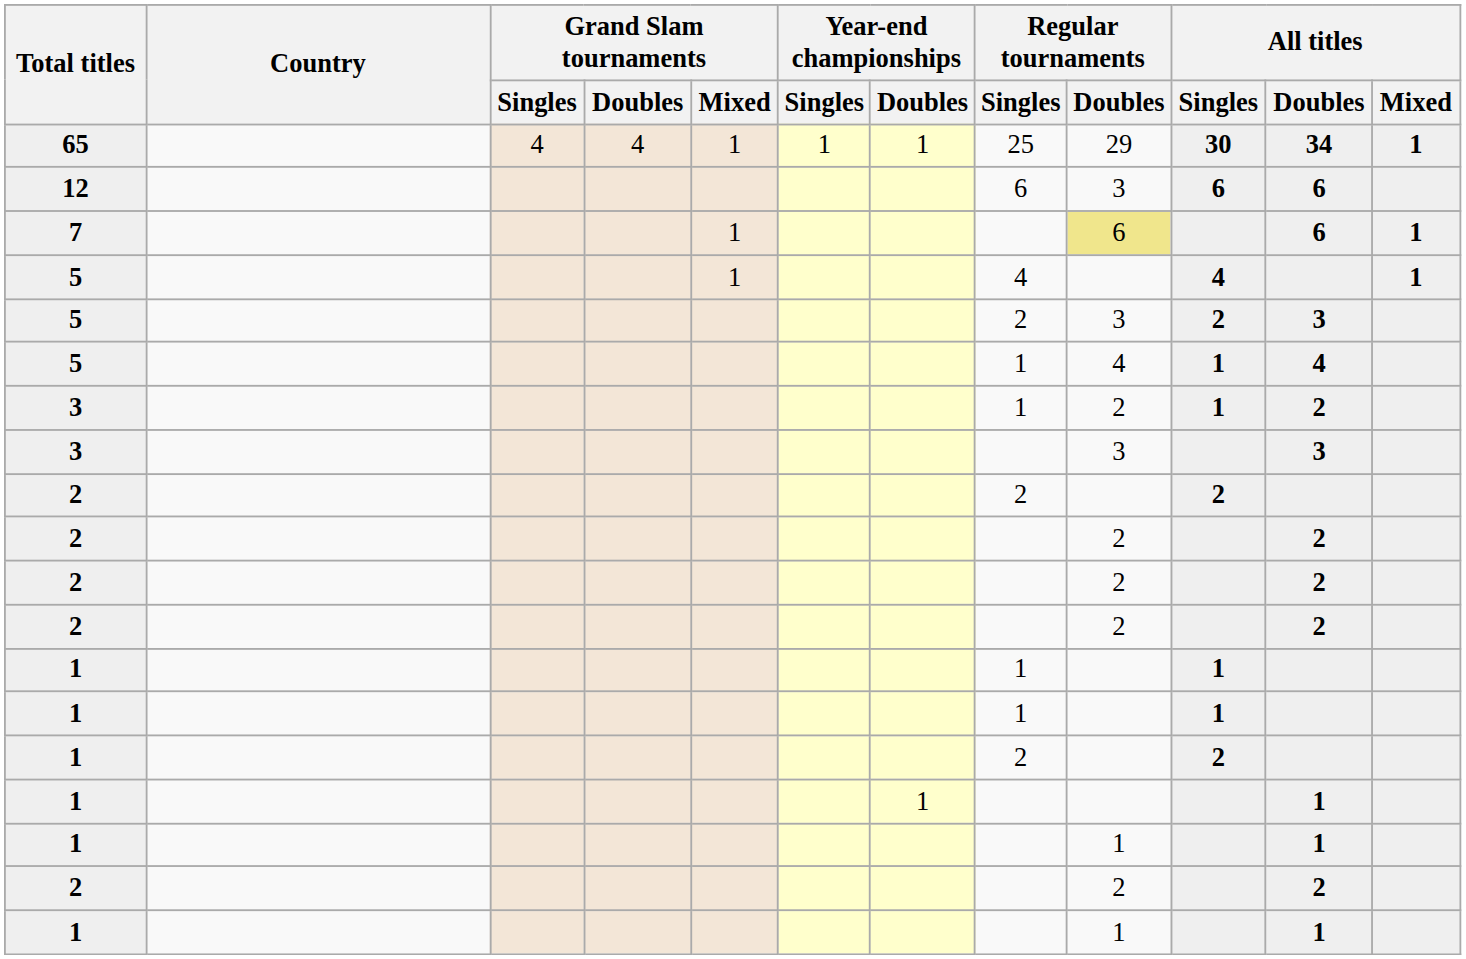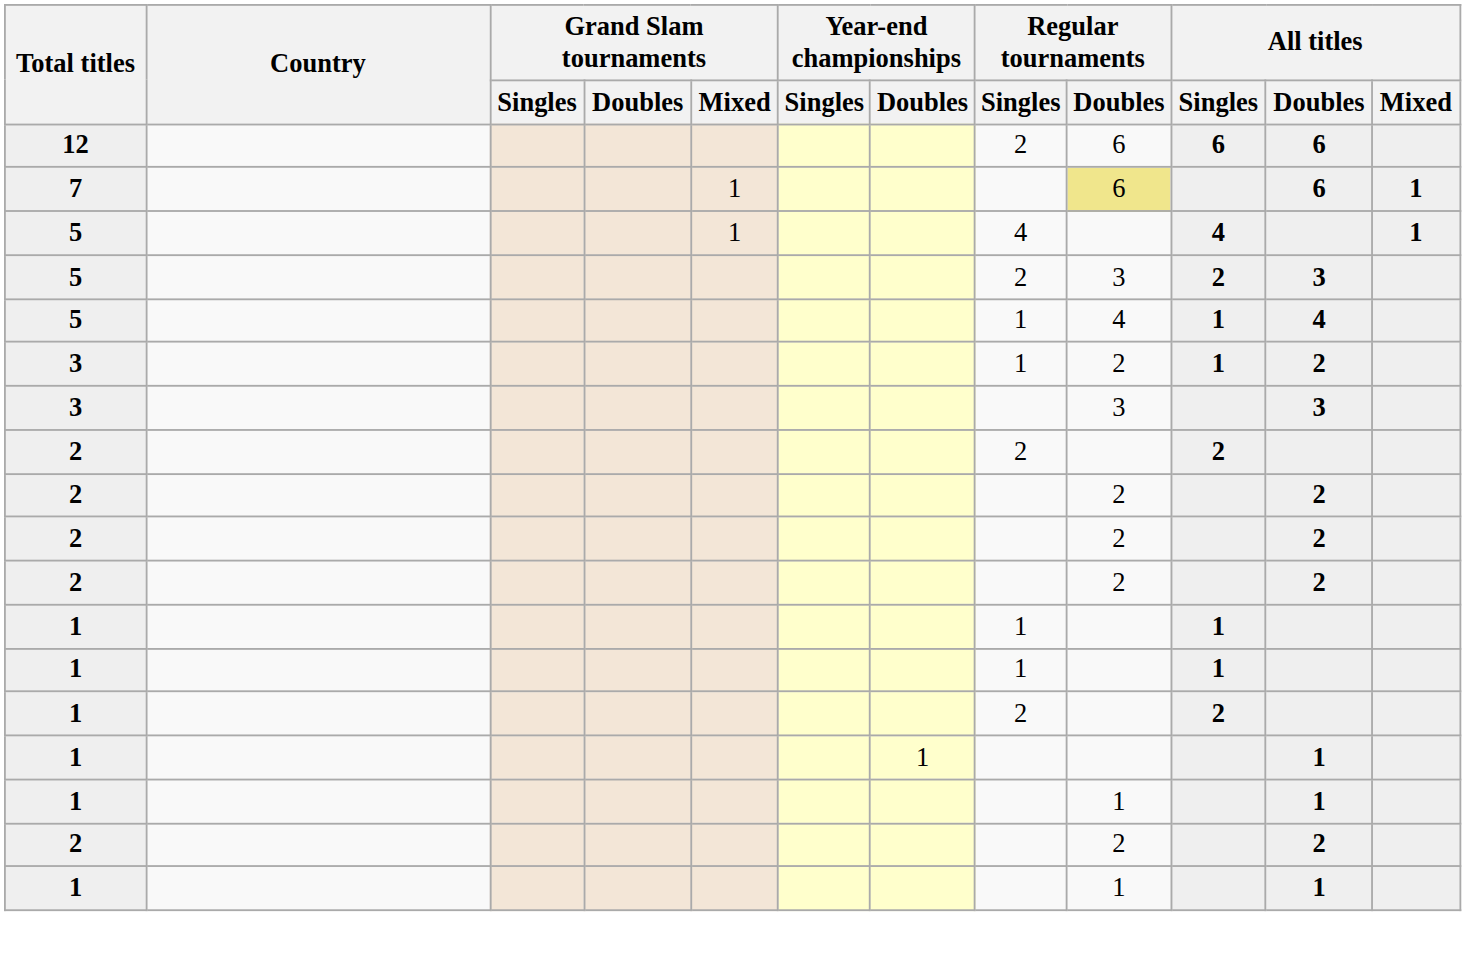- row: (76, 145)
(1021, 189) 6 -> (1021, 145) 2
(1119, 189) 3 -> (1119, 145) 6
